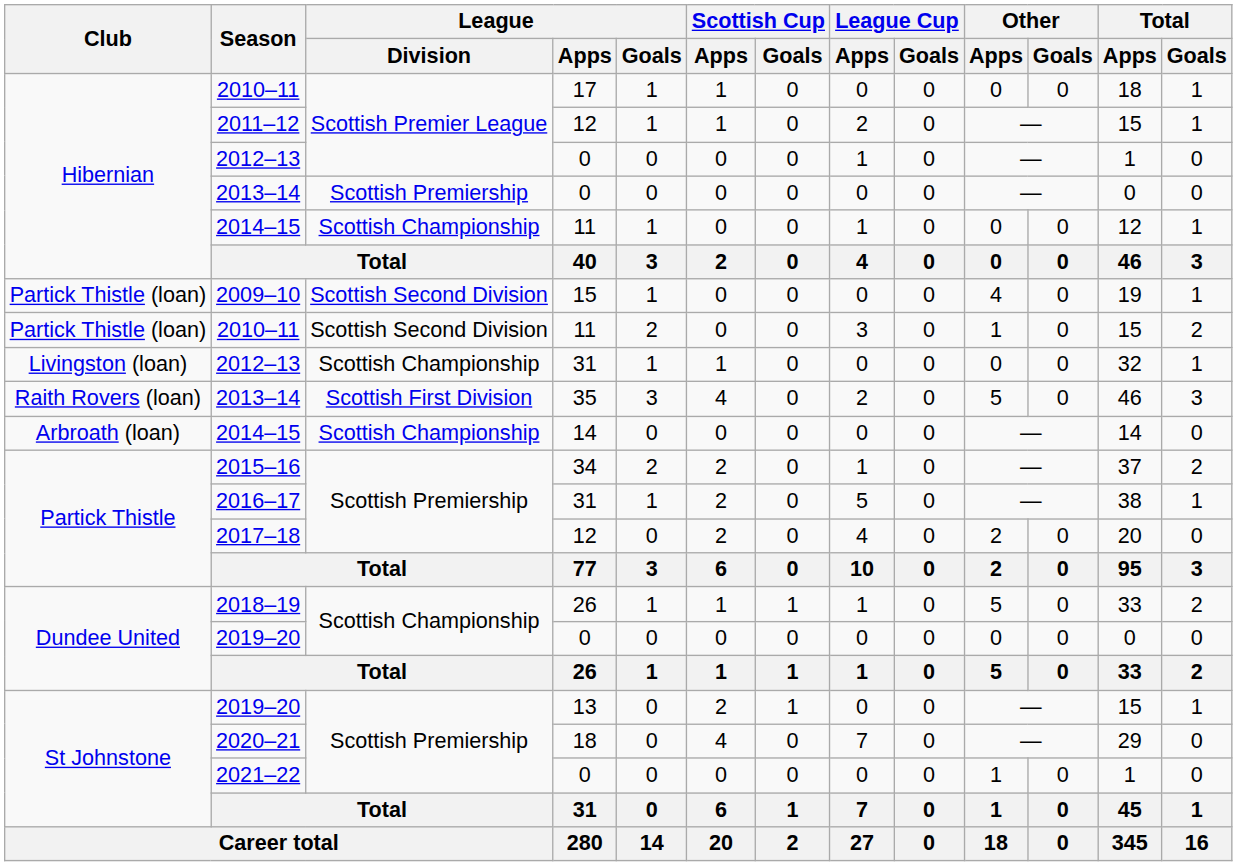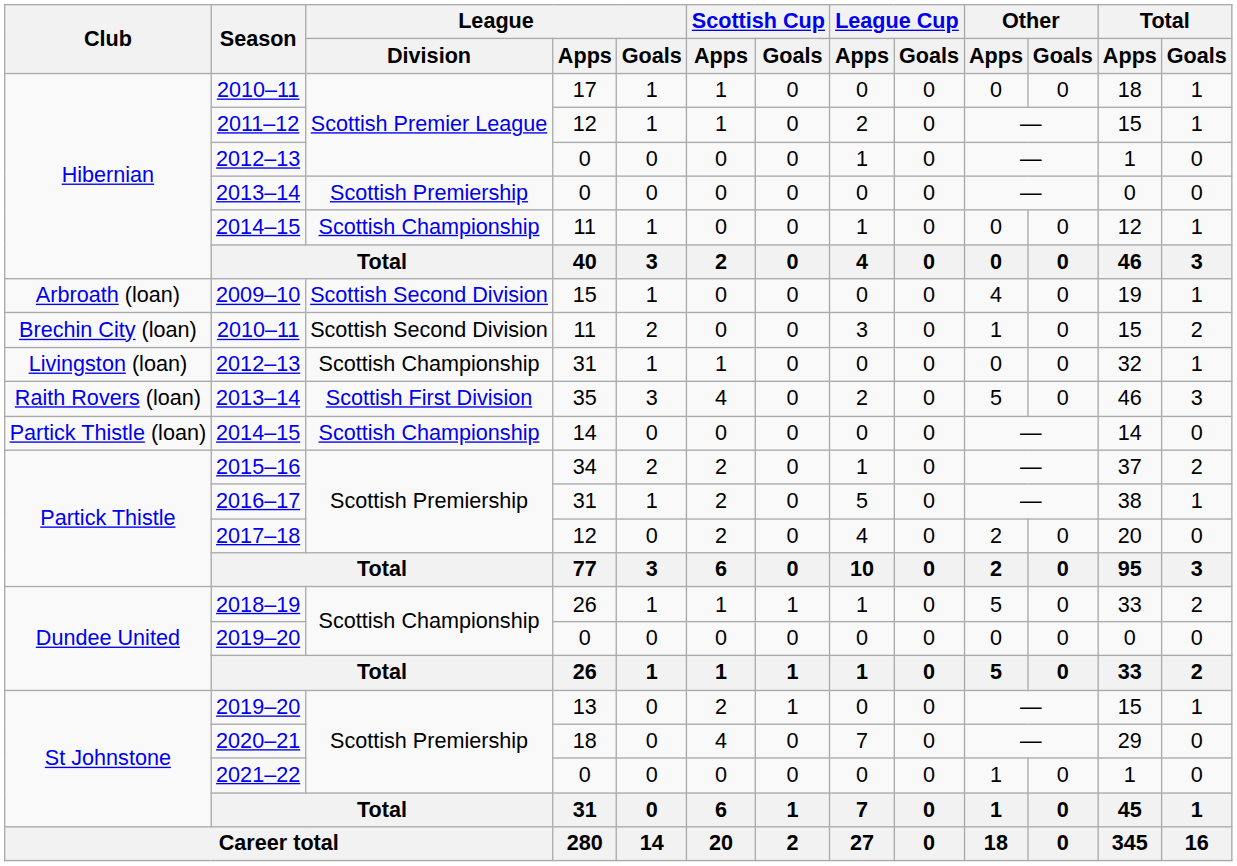(108, 295) Partick Thistle (loan) -> (108, 295) Arbroath (loan)
(108, 329) Partick Thistle (loan) -> (108, 329) Brechin City (loan)
(108, 432) Arbroath (loan) -> (108, 432) Partick Thistle (loan)
